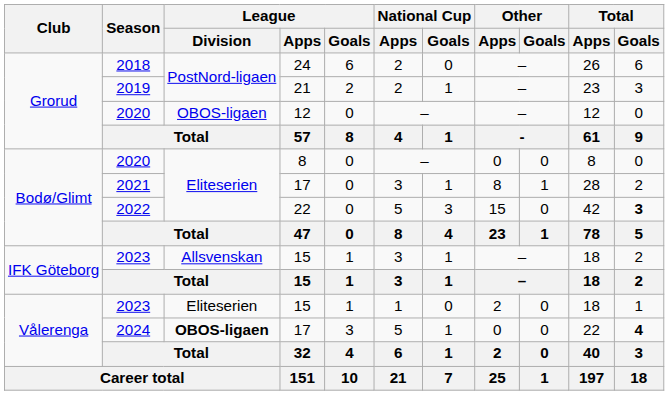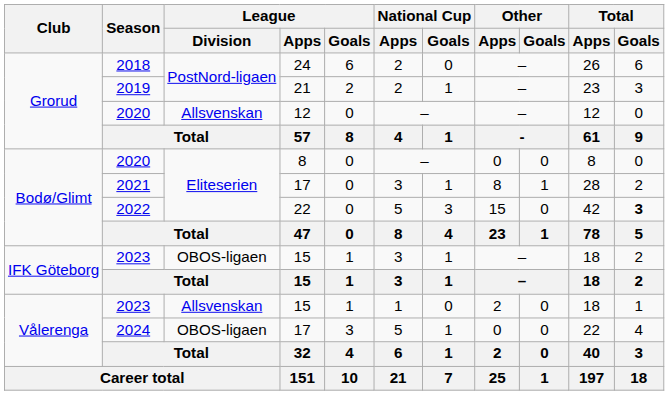(222, 112) OBOS-ligaen -> (222, 112) Allsvenskan
(222, 257) Allsvenskan -> (222, 257) OBOS-ligaen
(222, 305) Eliteserien -> (222, 305) Allsvenskan
(222, 329) bold -> (222, 329) normal
(639, 329) bold -> (639, 329) normal
